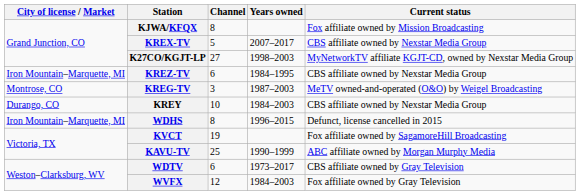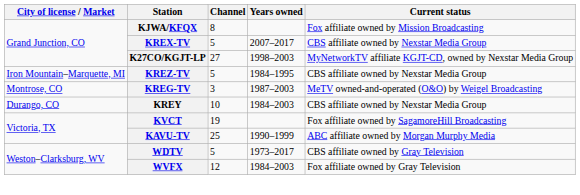(213, 74) 6 -> (213, 74) 5
- row: (168, 120)
(213, 167) 6 -> (213, 151) 5
